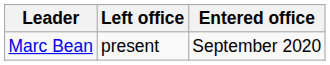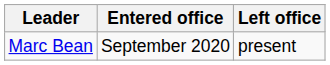columns swapped: (257, 18) <-> (143, 18)
